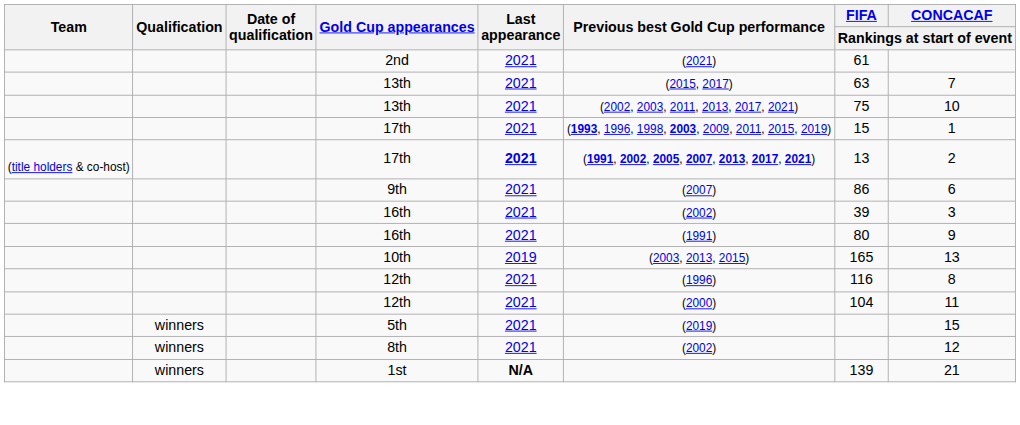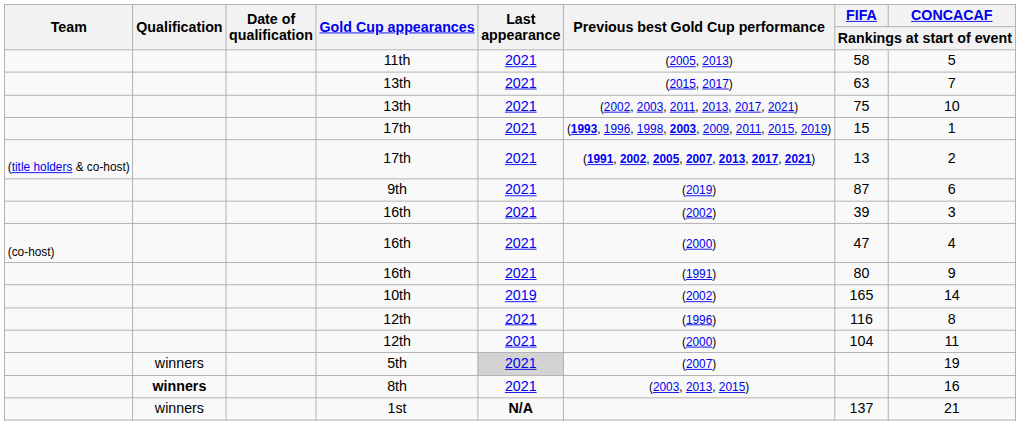- row: (69, 61)
+ row: (69, 61)
(521, 159) bold -> (521, 159) normal
(699, 190) (2007) -> (699, 190) (2019)
(861, 189) 86 -> (861, 189) 87
+ row: (31, 251)
(699, 258) (2003, 2013, 2015) -> (699, 297) (2002)
(952, 257) 13 -> (952, 296) 14
(521, 325) no background -> (521, 364) lightgrey background
(699, 326) (2019) -> (699, 364) (2007)
(952, 325) 15 -> (952, 364) 19
(179, 347) normal -> (179, 386) bold
(699, 348) (2002) -> (699, 387) (2003, 2013, 2015)
(952, 347) 12 -> (952, 386) 16
(861, 370) 139 -> (861, 409) 137
